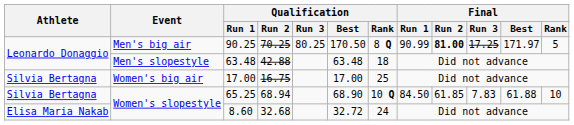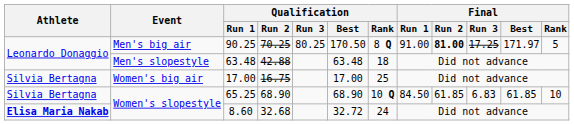(414, 45) 90.99 -> (414, 45) 91.00
(275, 95) 68.94 -> (275, 95) 68.90
(484, 95) 7.83 -> (484, 95) 6.83
(522, 95) 61.88 -> (522, 95) 61.85
(58, 112) normal -> (58, 112) bold
